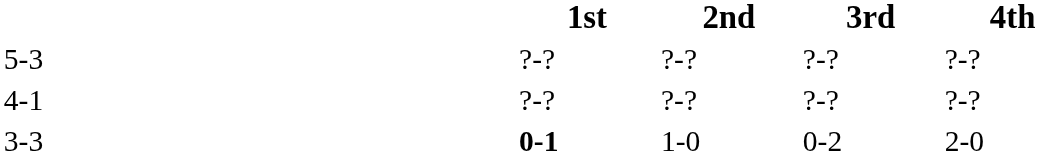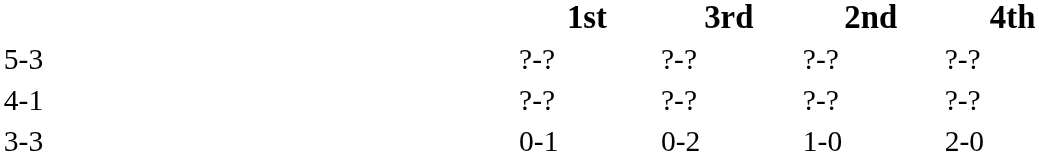columns swapped: (729, 17) <-> (871, 17)
(539, 141) bold -> (539, 141) normal
